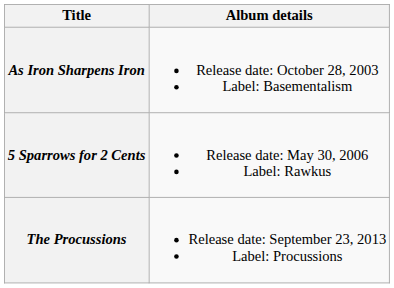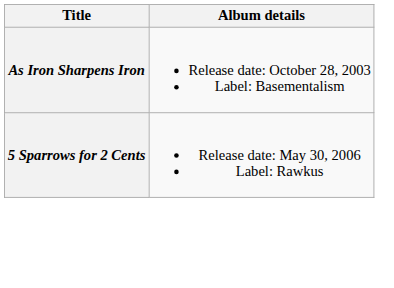- row: (77, 240)
